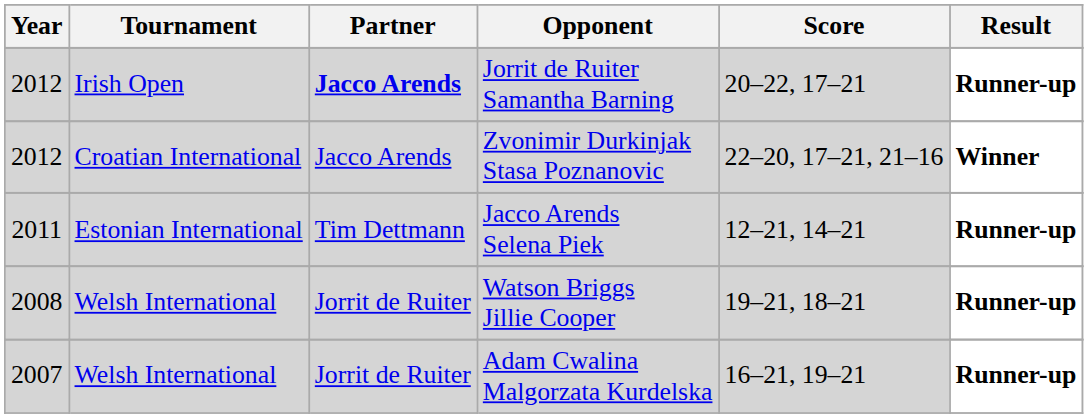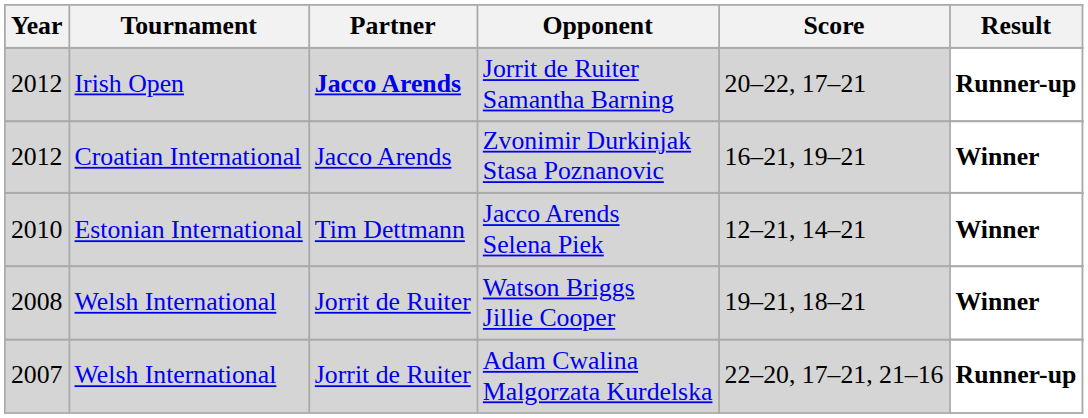(834, 156) 22–20, 17–21, 21–16 -> (795, 156) 16–21, 19–21
(37, 229) 2011 -> (37, 229) 2010
(1016, 229) Runner-up -> (998, 229) Winner
(1016, 302) Runner-up -> (998, 302) Winner
(795, 375) 16–21, 19–21 -> (834, 375) 22–20, 17–21, 21–16
